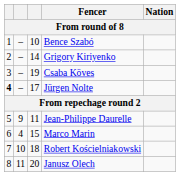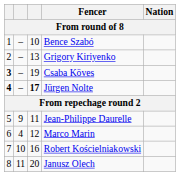(35, 57) 14 -> (35, 57) 13
(9, 73) normal -> (9, 73) bold
(35, 88) normal -> (35, 88) bold
(35, 133) 15 -> (35, 133) 12
(35, 149) 18 -> (35, 149) 16
